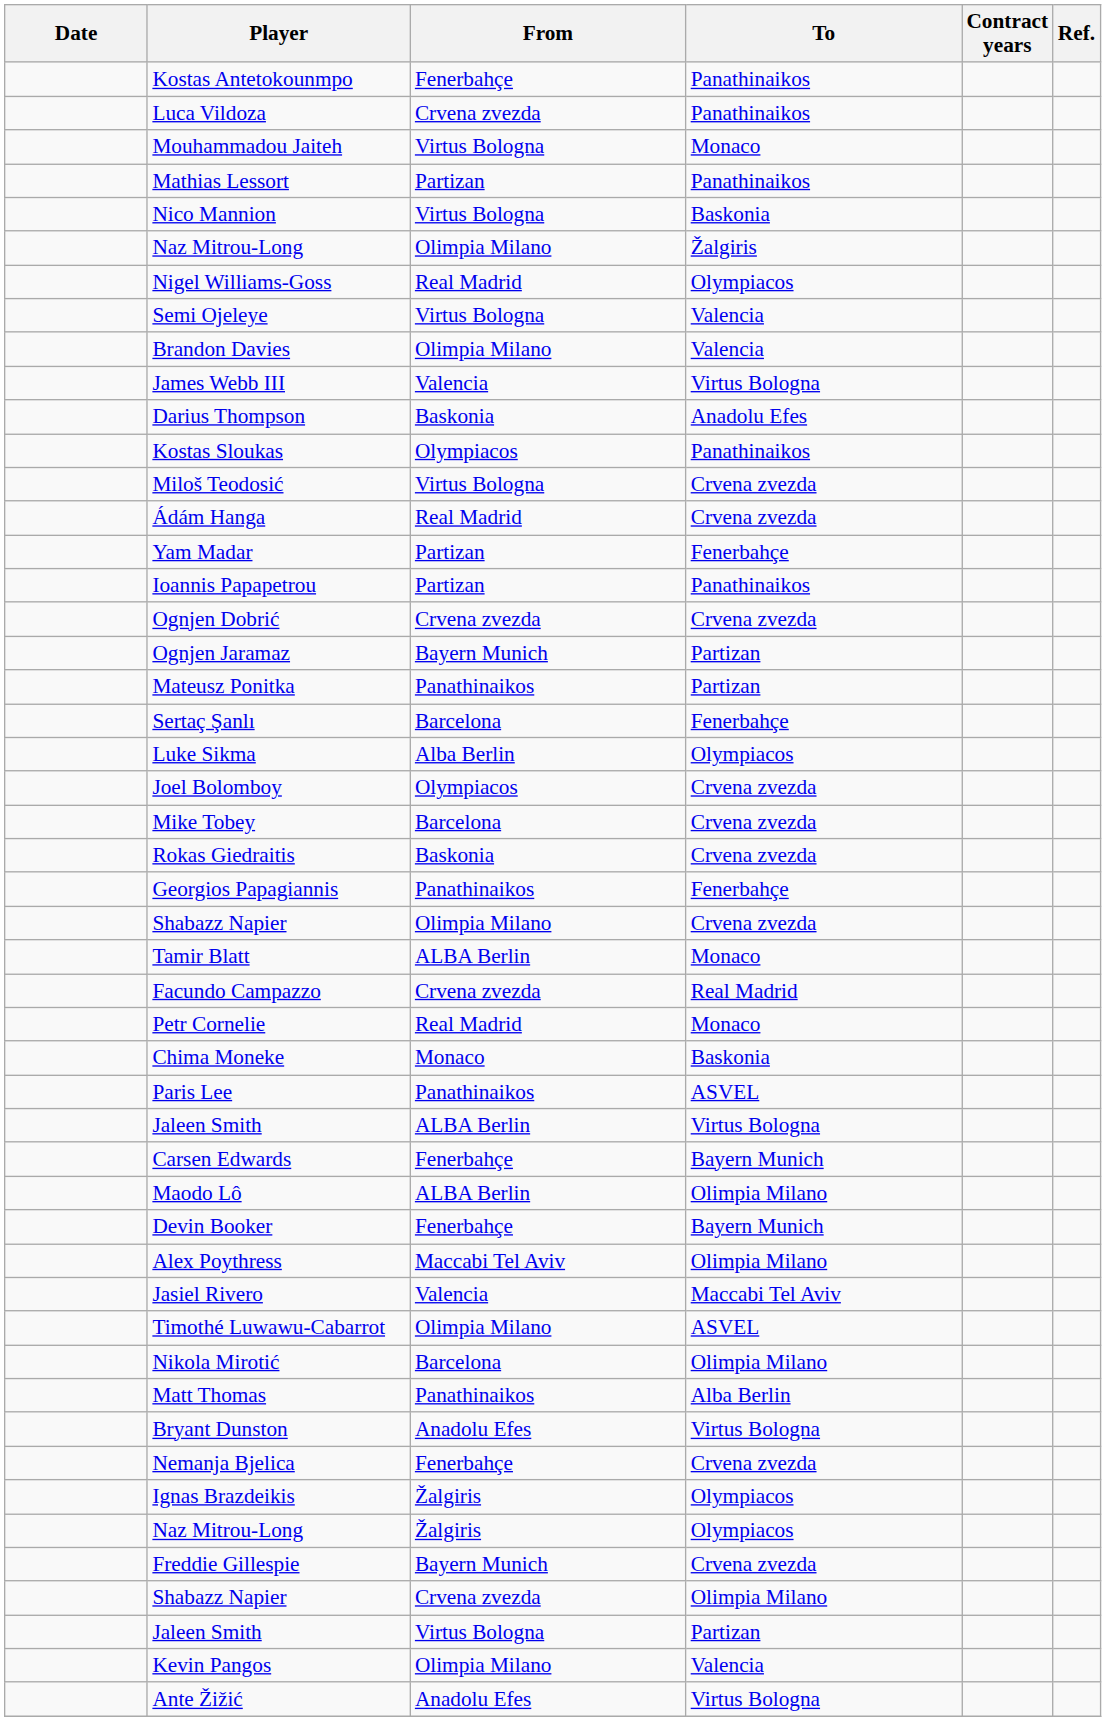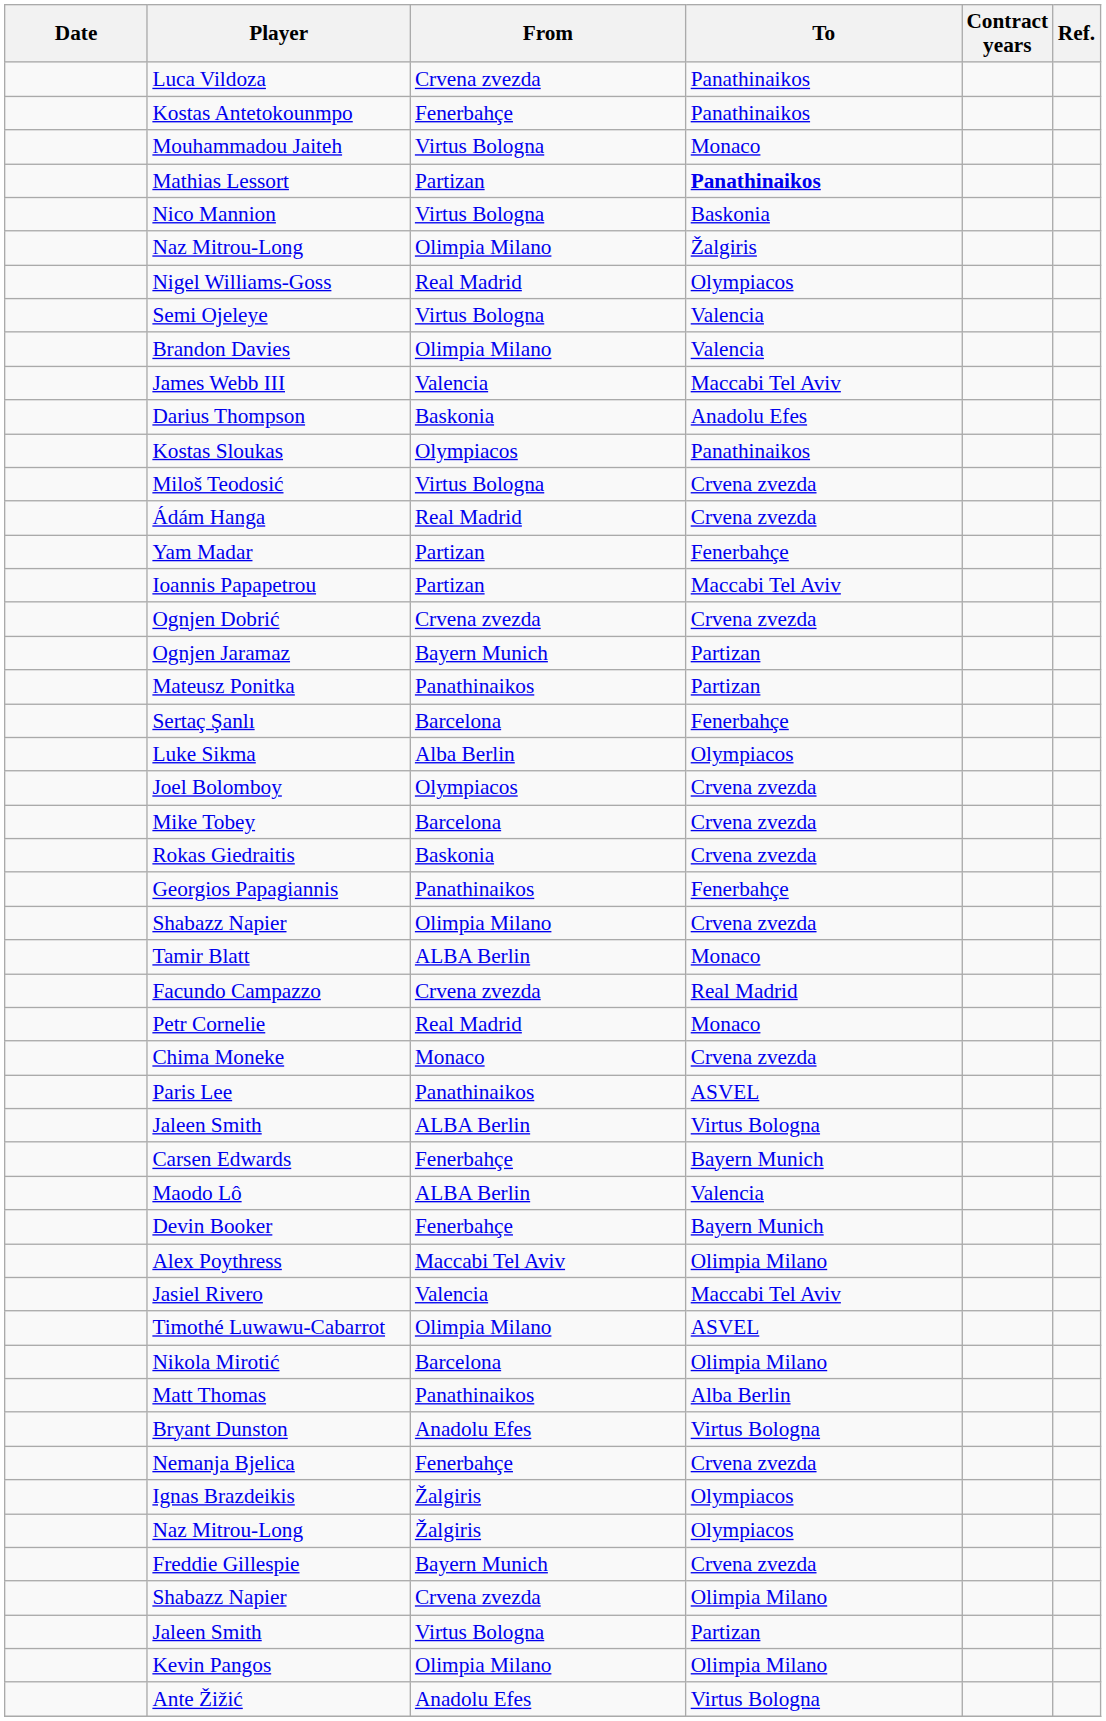rows swapped: (253, 79) <-> (209, 112)
(750, 180) normal -> (756, 180) bold
(755, 382) Virtus Bologna -> (766, 382) Maccabi Tel Aviv
(750, 585) Panathinaikos -> (766, 585) Maccabi Tel Aviv
(730, 1057) Baskonia -> (754, 1057) Crvena zvezda
(759, 1192) Olimpia Milano -> (727, 1192) Valencia
(727, 1665) Valencia -> (759, 1665) Olimpia Milano
